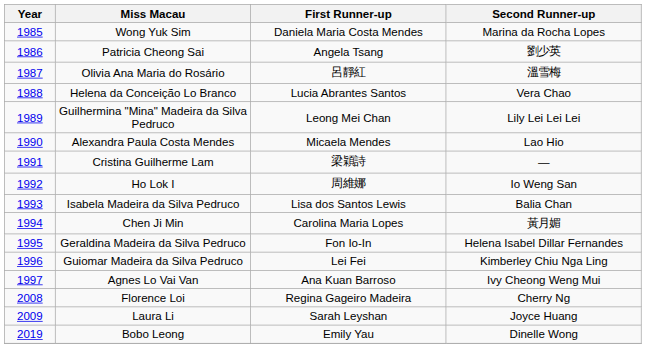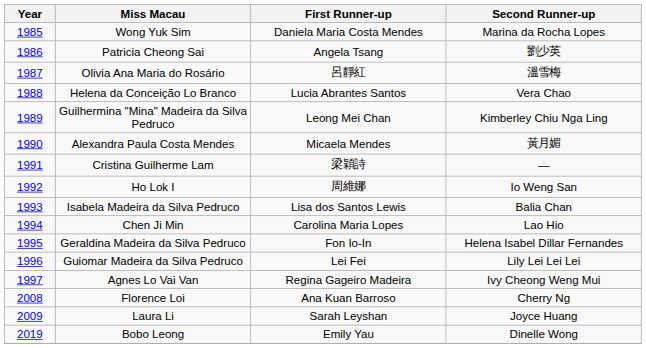(544, 118) Lily Lei Lei Lei -> (544, 118) Kimberley Chiu Nga Ling
(544, 142) Lao Hio -> (544, 143) 黃月媚
(544, 222) 黃月媚 -> (544, 225) Lao Hio
(544, 261) Kimberley Chiu Nga Ling -> (544, 261) Lily Lei Lei Lei
(348, 280) Ana Kuan Barroso -> (348, 280) Regina Gageiro Madeira
(348, 298) Regina Gageiro Madeira -> (348, 298) Ana Kuan Barroso
